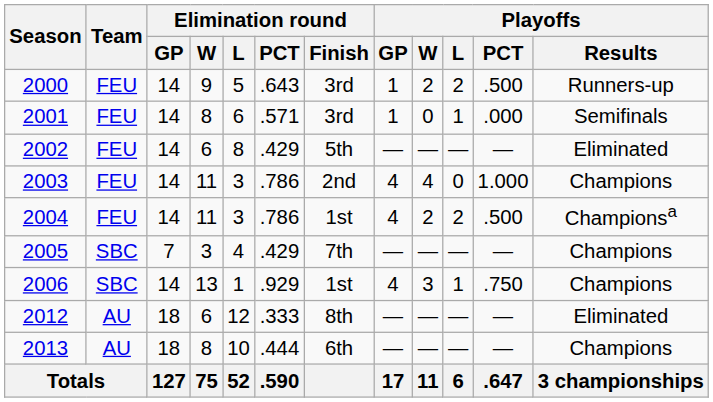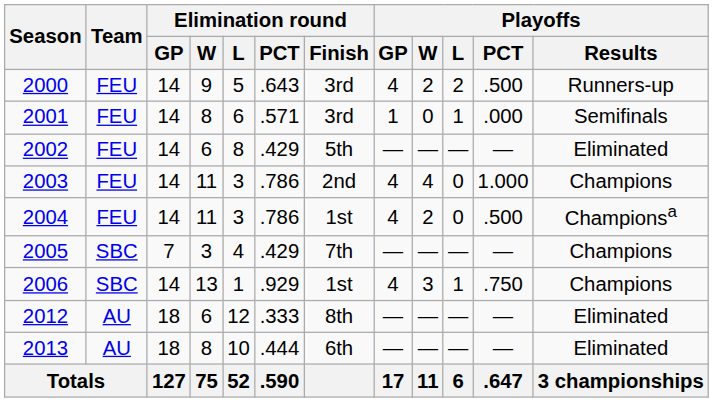(393, 85) 1 -> (393, 85) 4
(458, 216) 2 -> (458, 216) 0
(621, 348) Champions -> (621, 348) Eliminated
